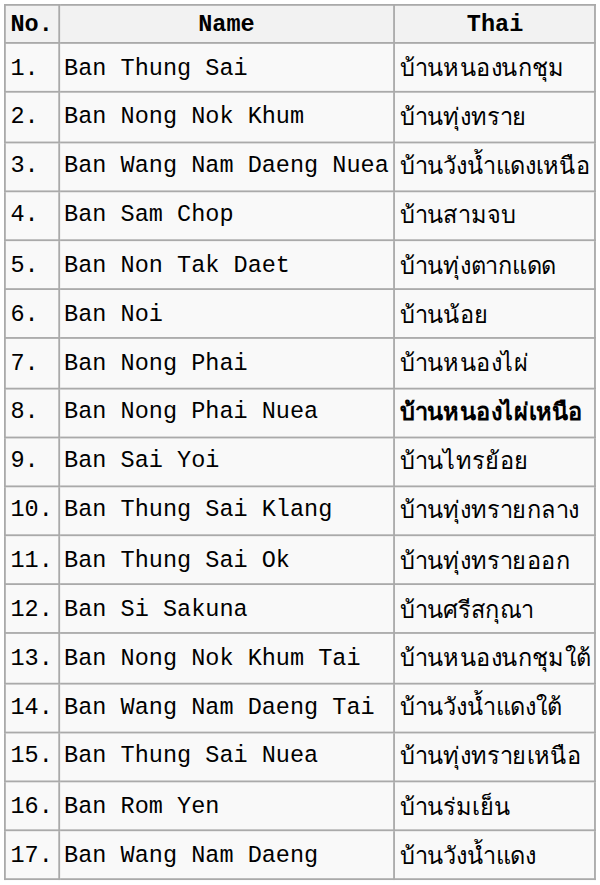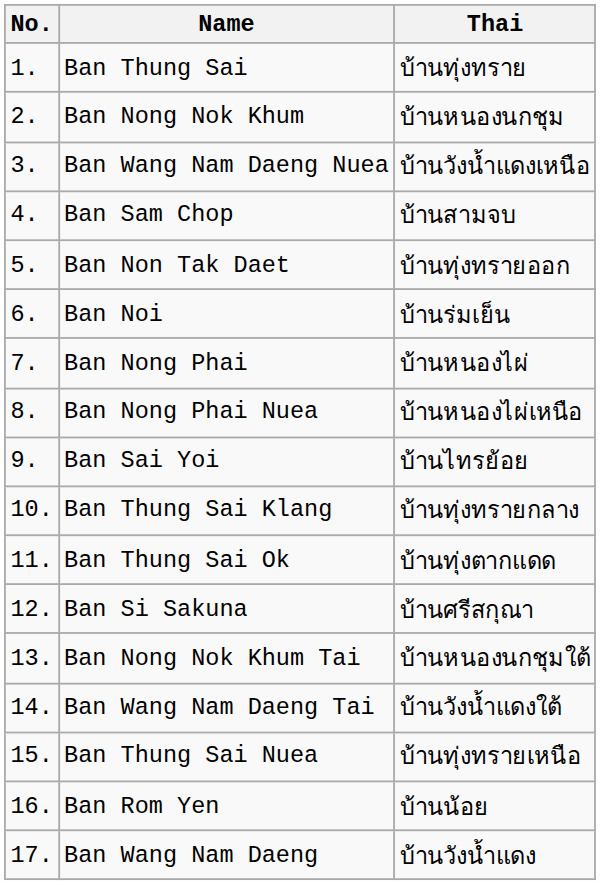(482, 70) บ้านหนองนกชุม -> (463, 70) บ้านทุ่งทราย
(463, 119) บ้านทุ่งทราย -> (482, 119) บ้านหนองนกชุม
(478, 267) บ้านทุ่งตากแดด -> (485, 267) บ้านทุ่งทรายออก
(444, 316) บ้านน้อย -> (455, 316) บ้านร่มเย็น
(491, 414) bold -> (491, 414) normal
(485, 562) บ้านทุ่งทรายออก -> (478, 562) บ้านทุ่งตากแดด
(455, 808) บ้านร่มเย็น -> (444, 808) บ้านน้อย
